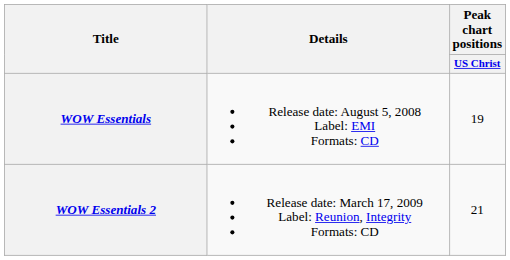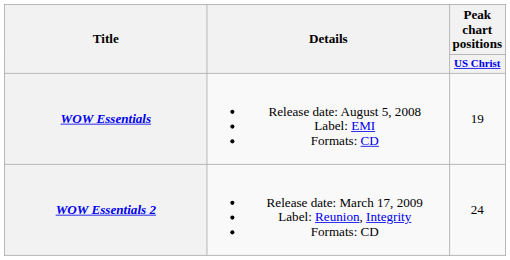(477, 210) 21 -> (477, 210) 24
